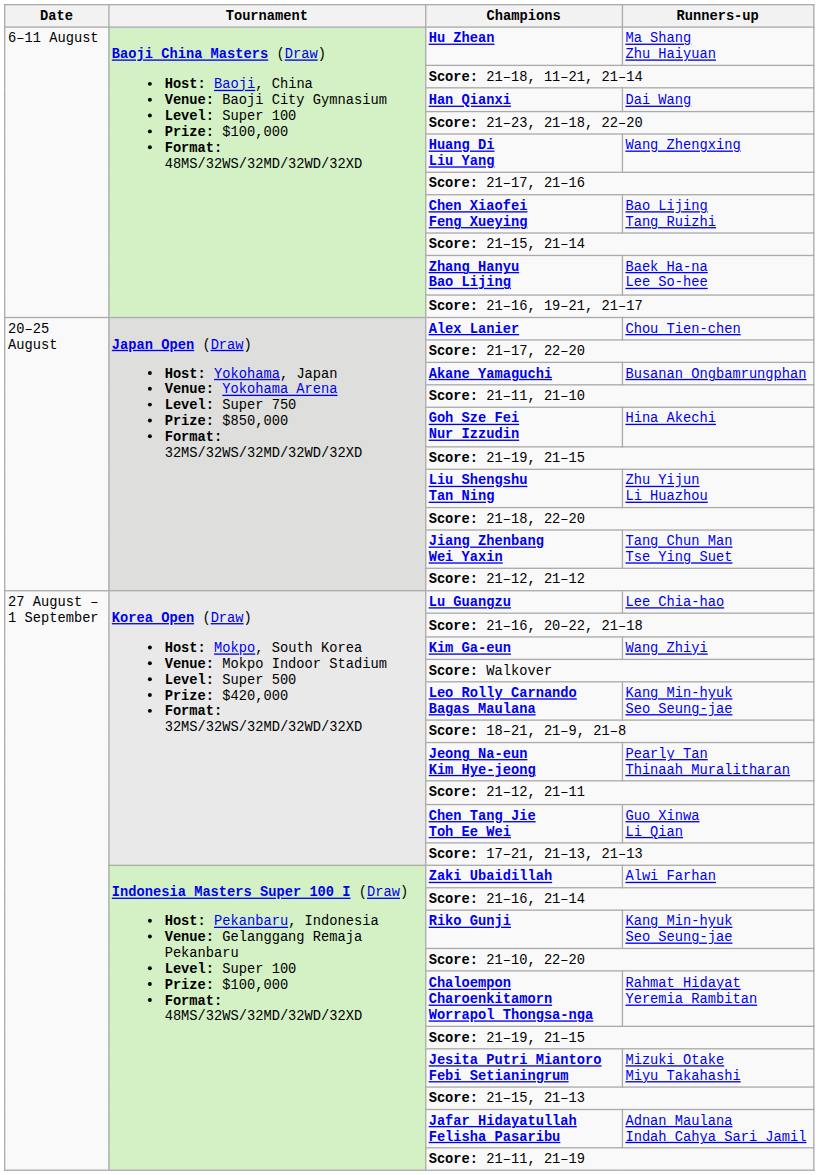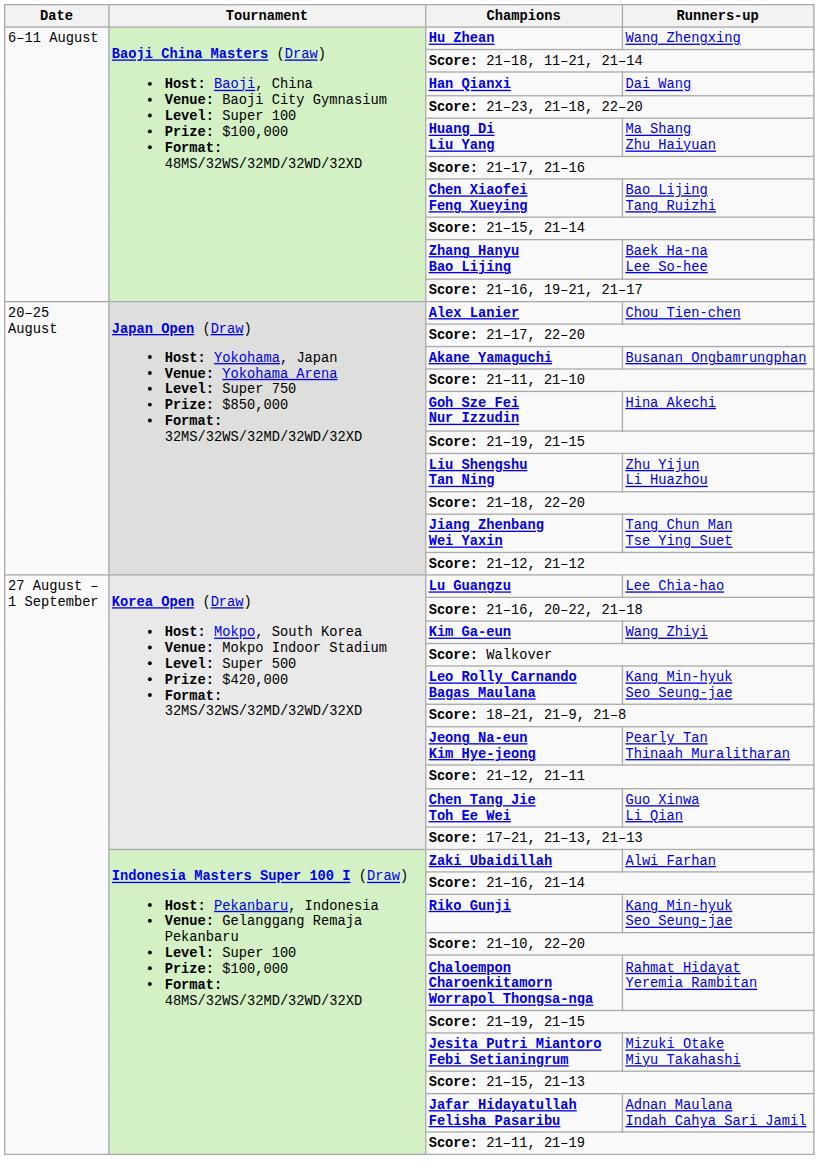(671, 47) Ma Shang Zhu Haiyuan -> (683, 39) Wang Zhengxing
(683, 145) Wang Zhengxing -> (671, 138) Ma Shang Zhu Haiyuan
